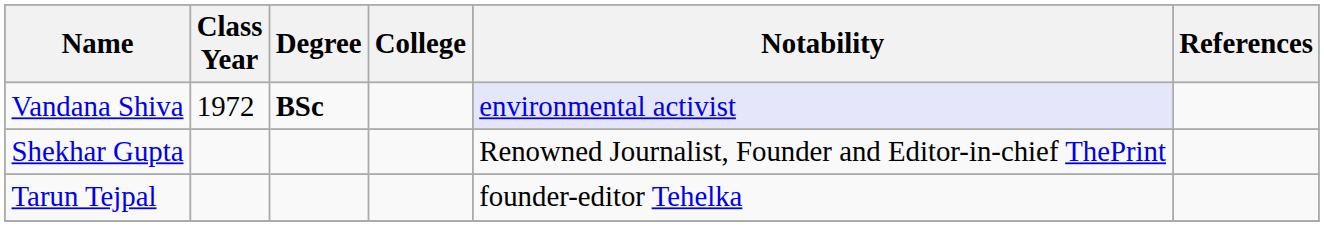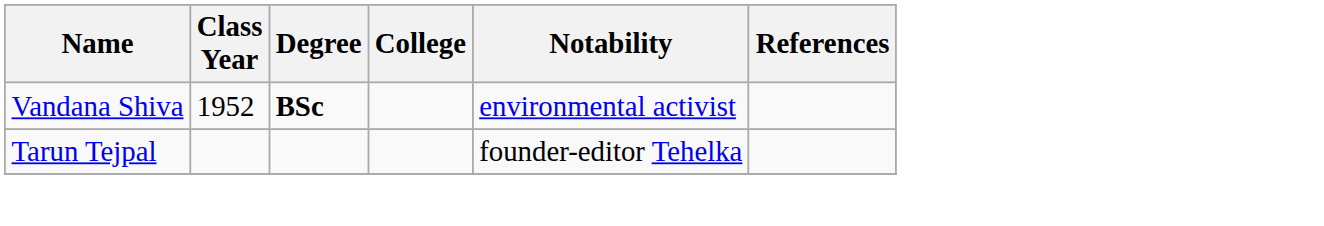(226, 105) 1972 -> (226, 105) 1952
(608, 105) lavender background -> (608, 105) no background
- row: (98, 151)
